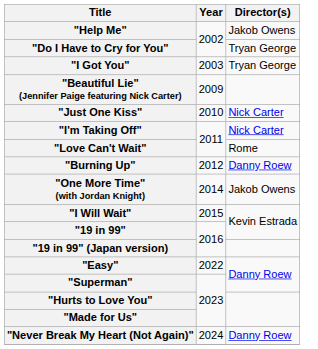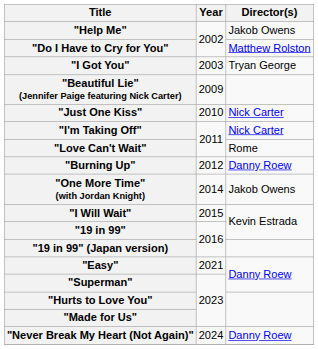(262, 48) Tryan George -> (269, 48) Matthew Rolston
(211, 265) 2022 -> (211, 265) 2021
